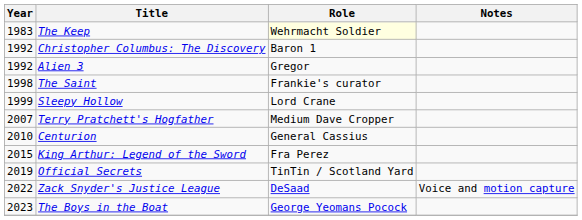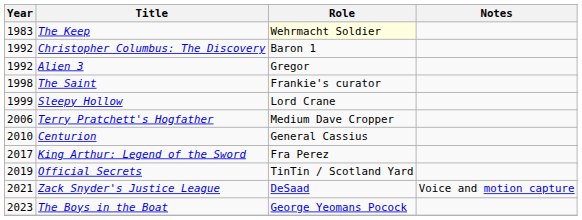(20, 119) 2007 -> (20, 119) 2006
(20, 154) 2015 -> (20, 154) 2017
(20, 189) 2022 -> (20, 189) 2021
